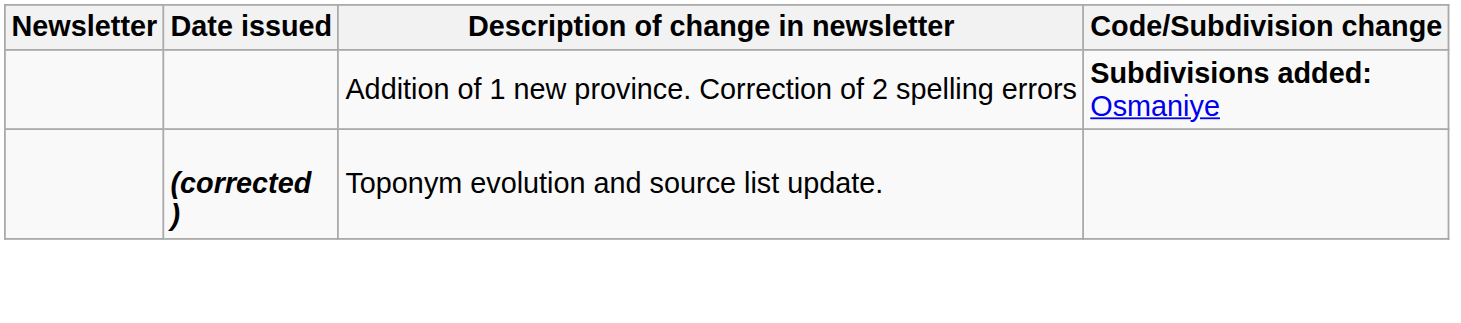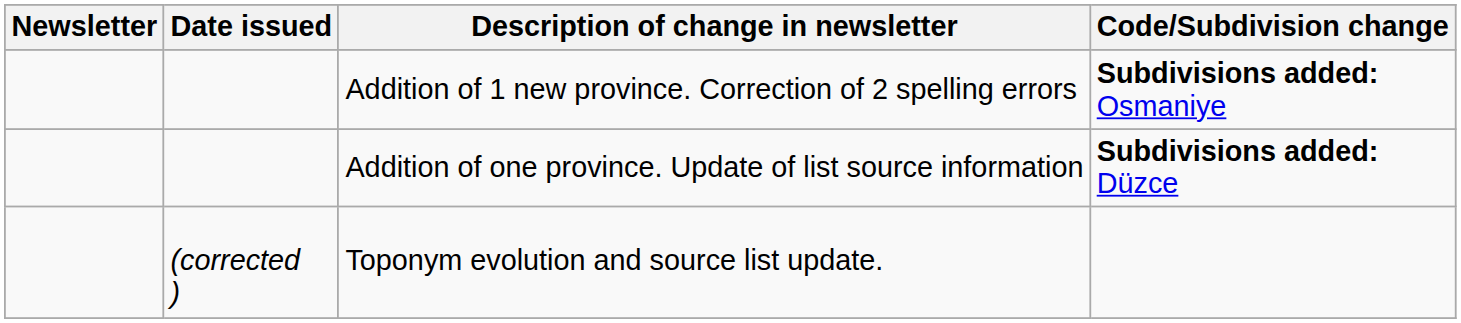+ row: (714, 167)
(241, 199) bold -> (235, 277) normal
